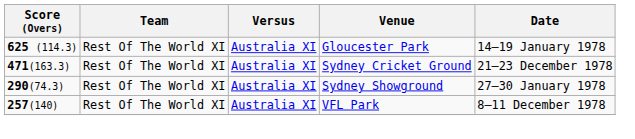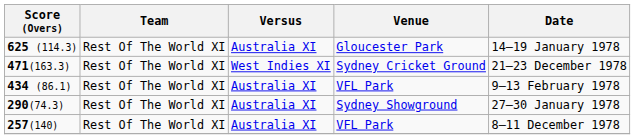(274, 66) Australia XI -> (281, 66) West Indies XI
+ row: (39, 86)
